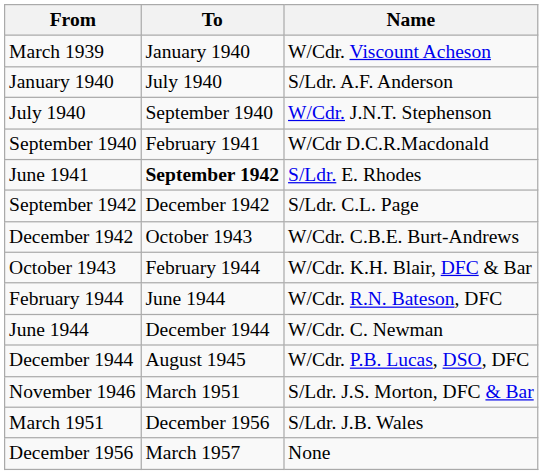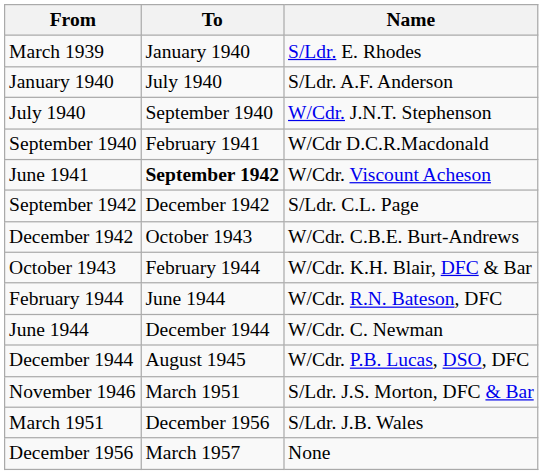(389, 50) W/Cdr. Viscount Acheson -> (355, 50) S/Ldr. E. Rhodes
(355, 174) S/Ldr. E. Rhodes -> (389, 174) W/Cdr. Viscount Acheson
